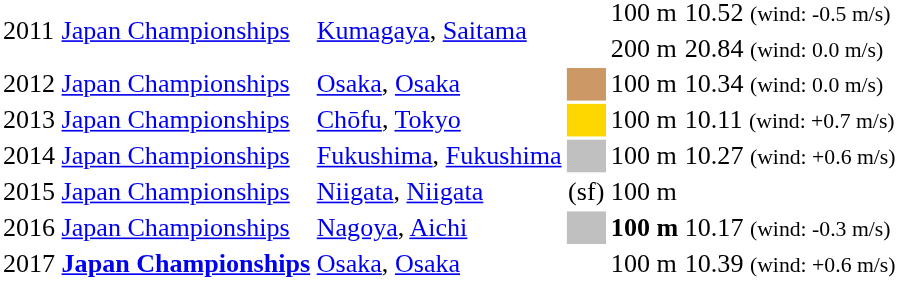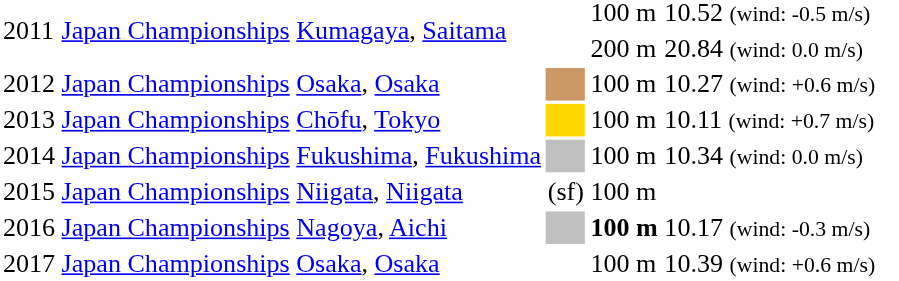(784, 83) 10.34 (wind: 0.0 m/s) -> (770, 83) 10.27 (wind: +0.6 m/s)
(790, 155) 10.27 (wind: +0.6 m/s) -> (764, 155) 10.34 (wind: 0.0 m/s)
(186, 263) bold -> (176, 263) normal
